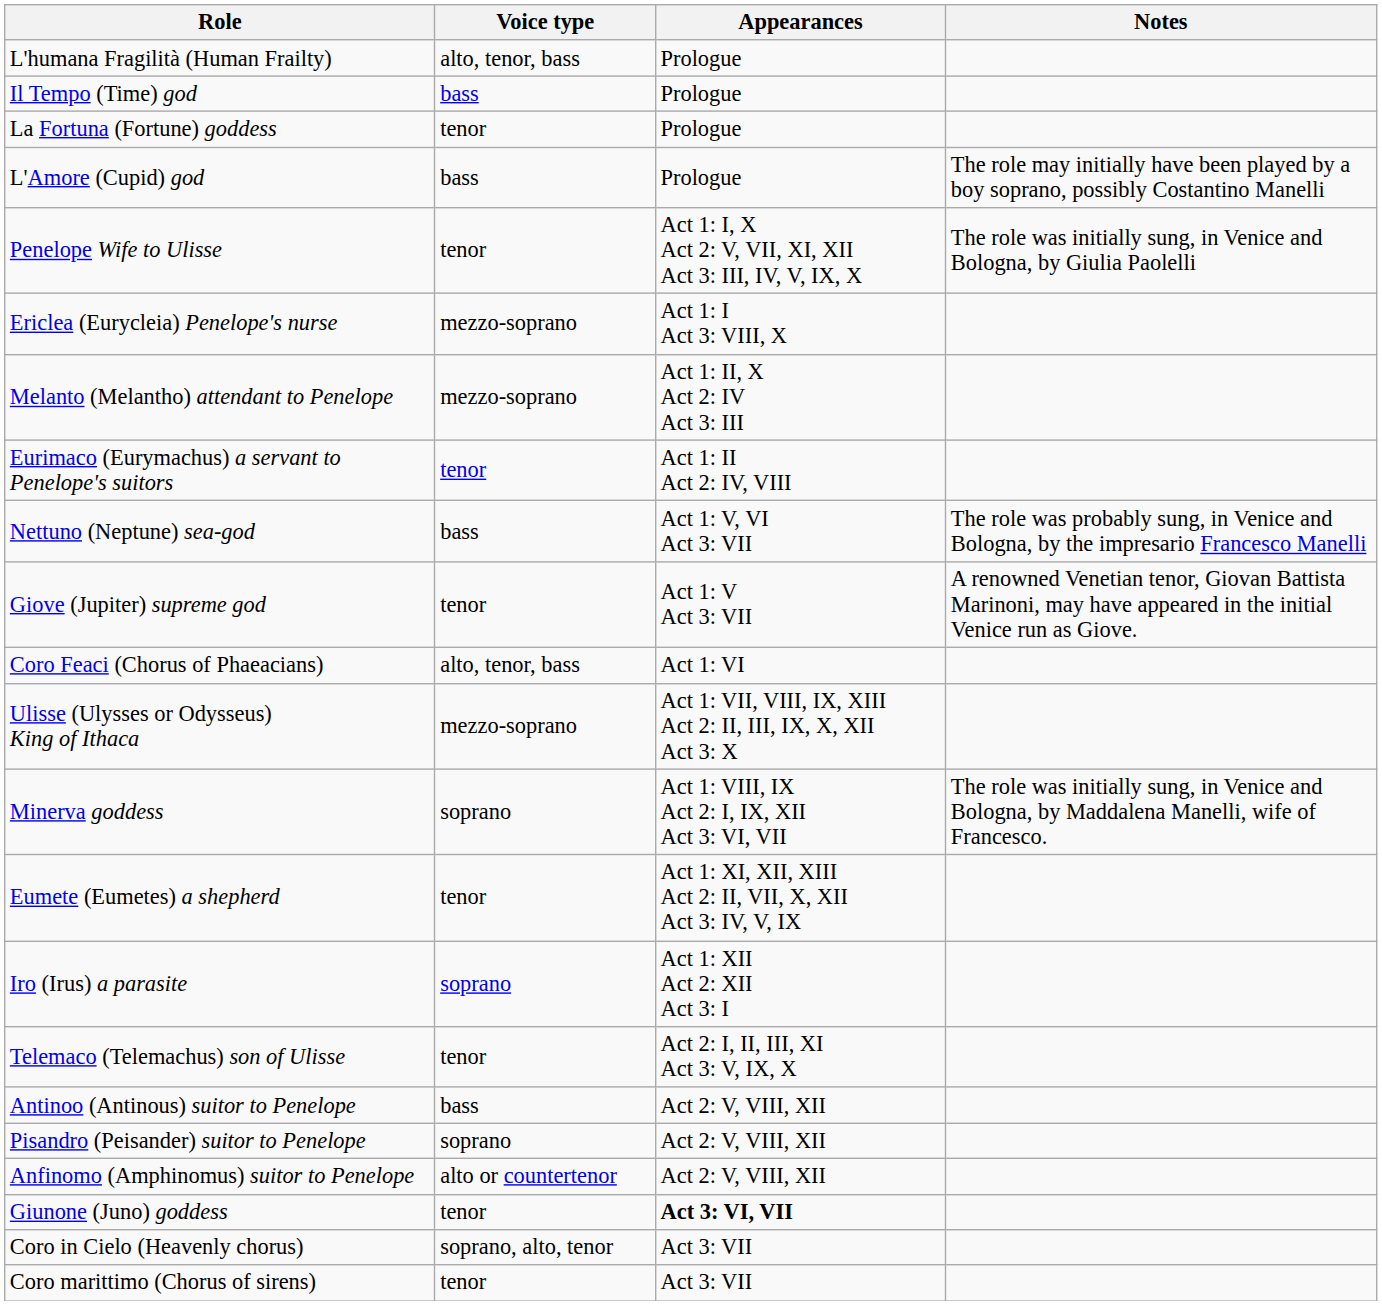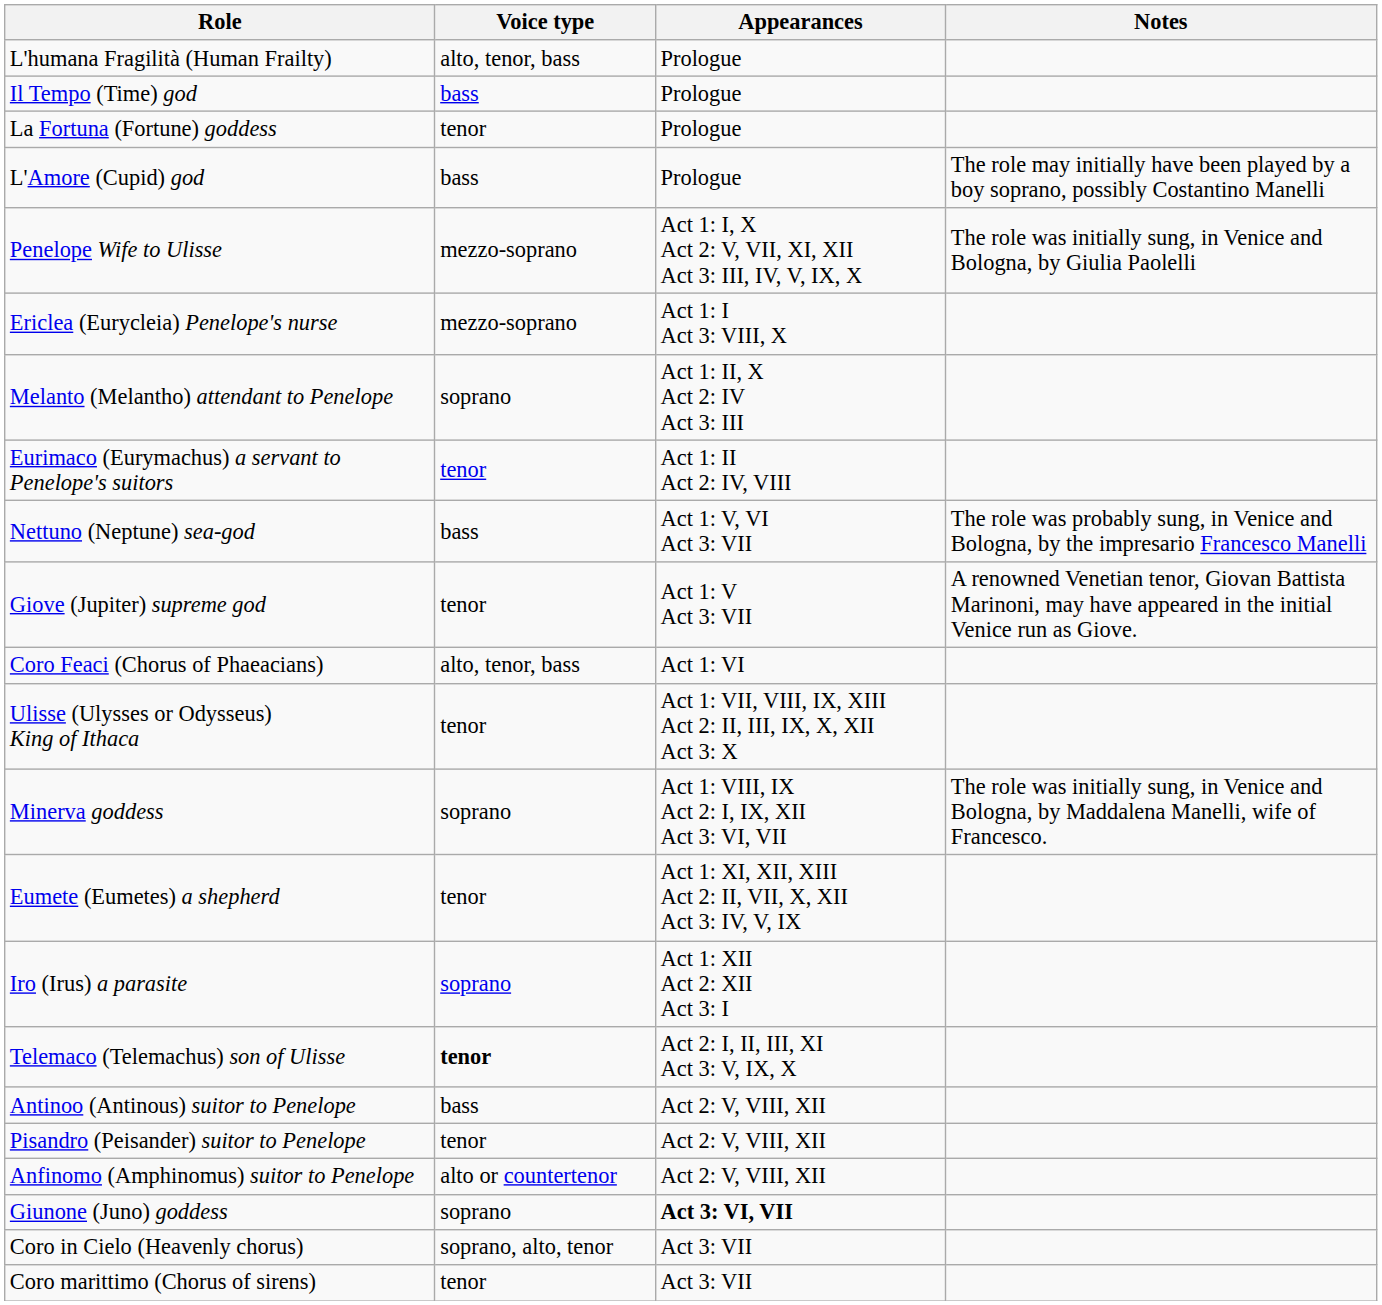(463, 250) tenor -> (509, 250) mezzo-soprano
(509, 396) mezzo-soprano -> (476, 396) soprano
(509, 725) mezzo-soprano -> (463, 725) tenor
(463, 1056) normal -> (466, 1056) bold
(476, 1140) soprano -> (463, 1140) tenor
(463, 1211) tenor -> (476, 1211) soprano
